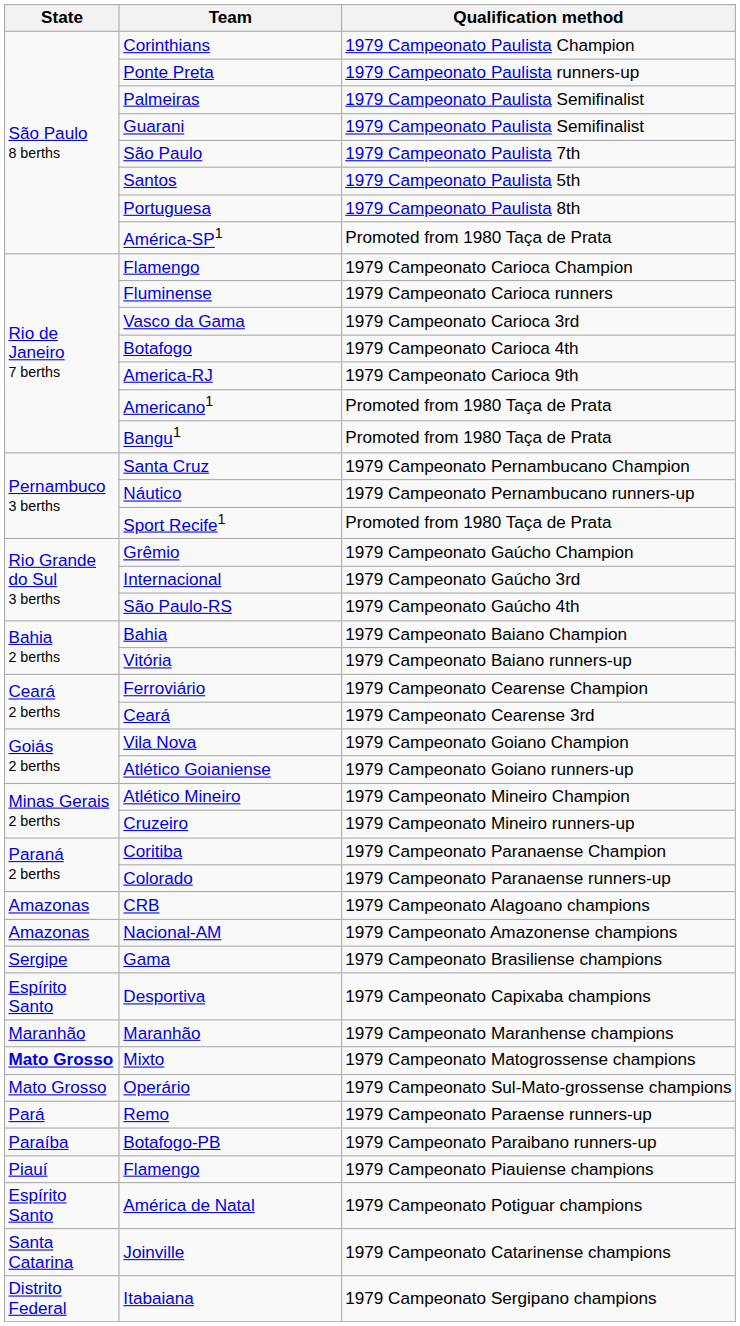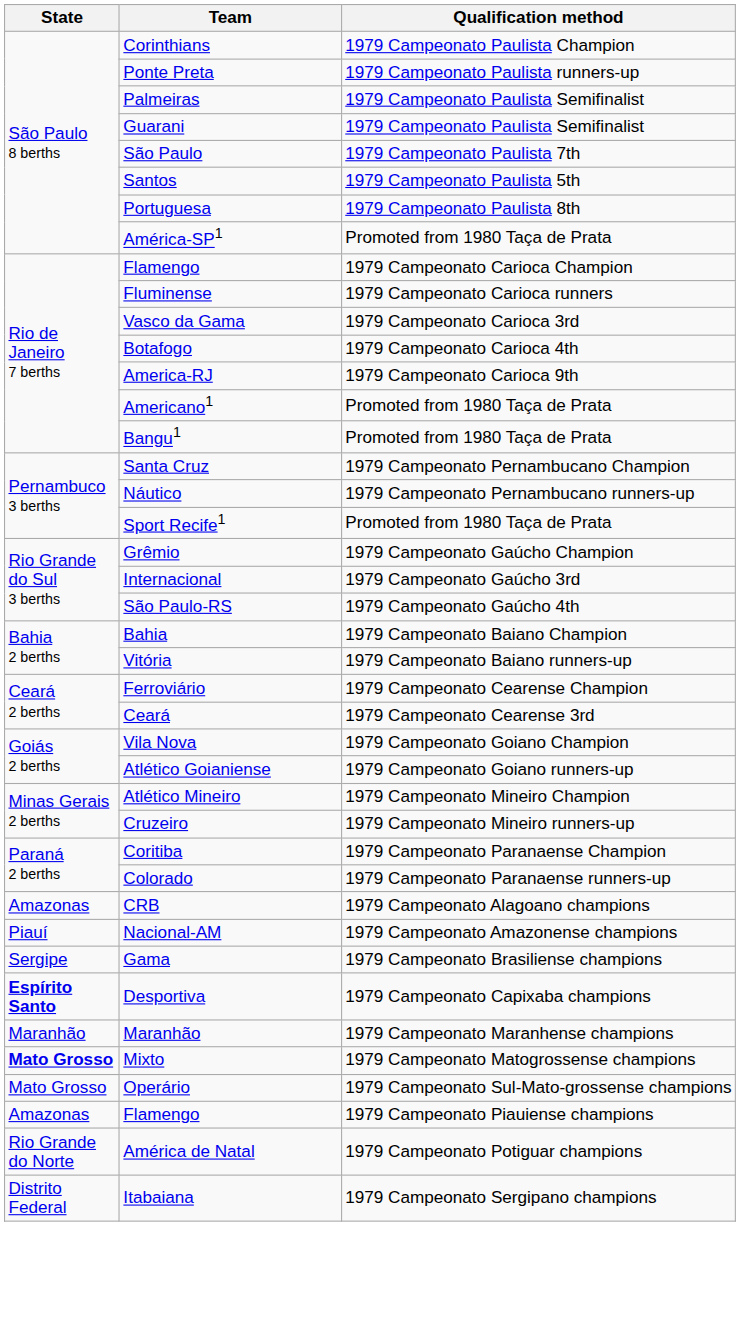(49, 932) Amazonas -> (28, 932) Piauí
(38, 996) normal -> (40, 996) bold
- row: (146, 1114)
- row: (172, 1141)
(28, 1169) Piauí -> (49, 1114) Amazonas
(38, 1205) Espírito Santo -> (52, 1151) Rio Grande do Norte
- row: (154, 1252)
